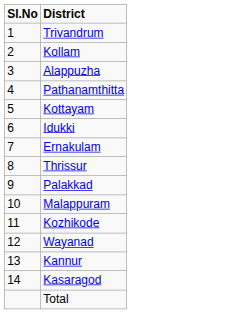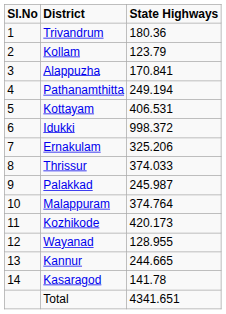+ column: (174, 14)
